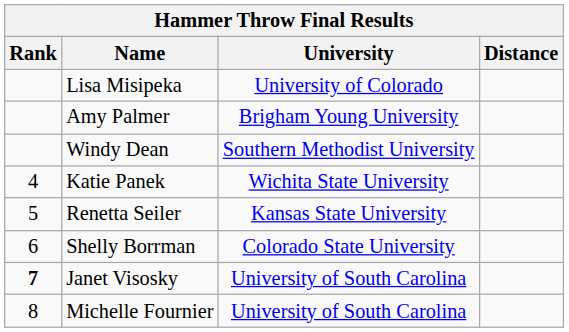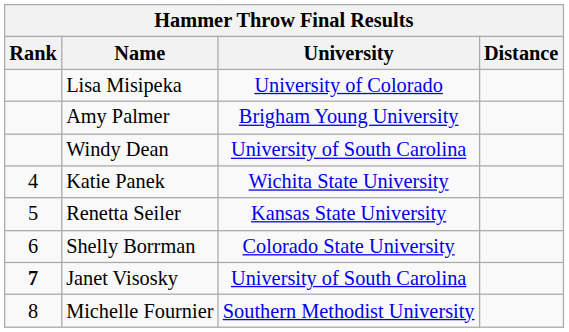(349, 149) Southern Methodist University -> (349, 149) University of South Carolina
(349, 310) University of South Carolina -> (349, 310) Southern Methodist University
